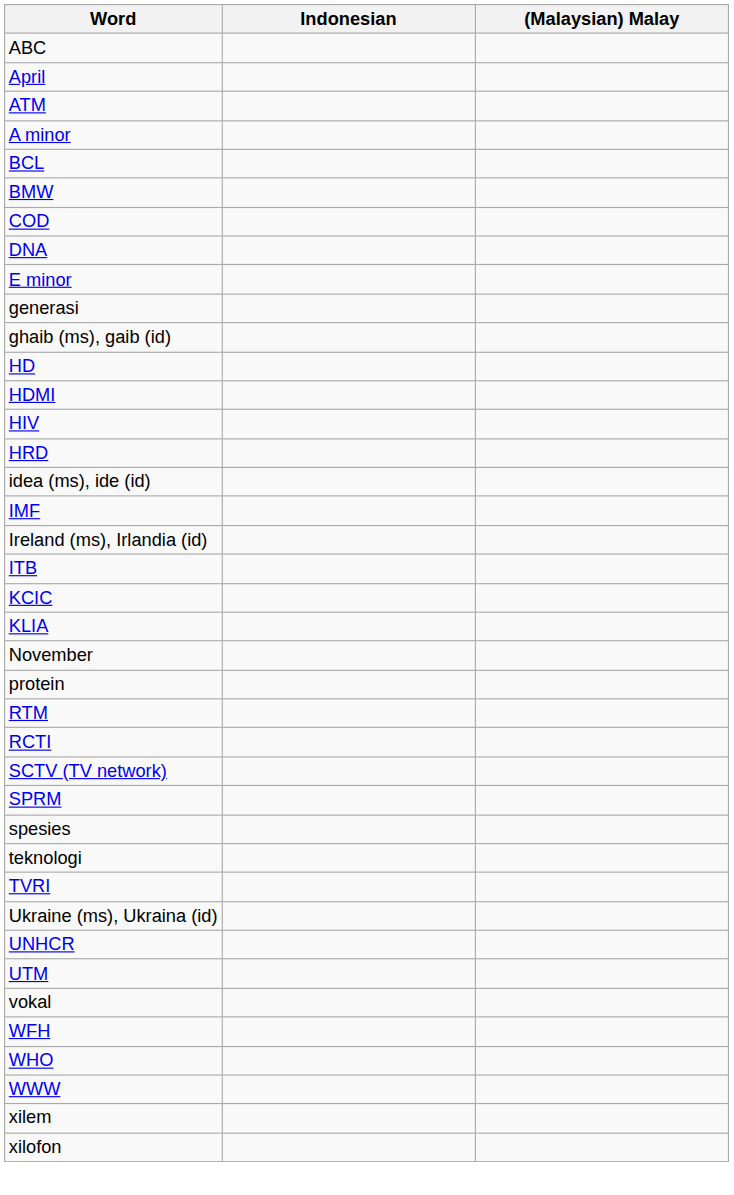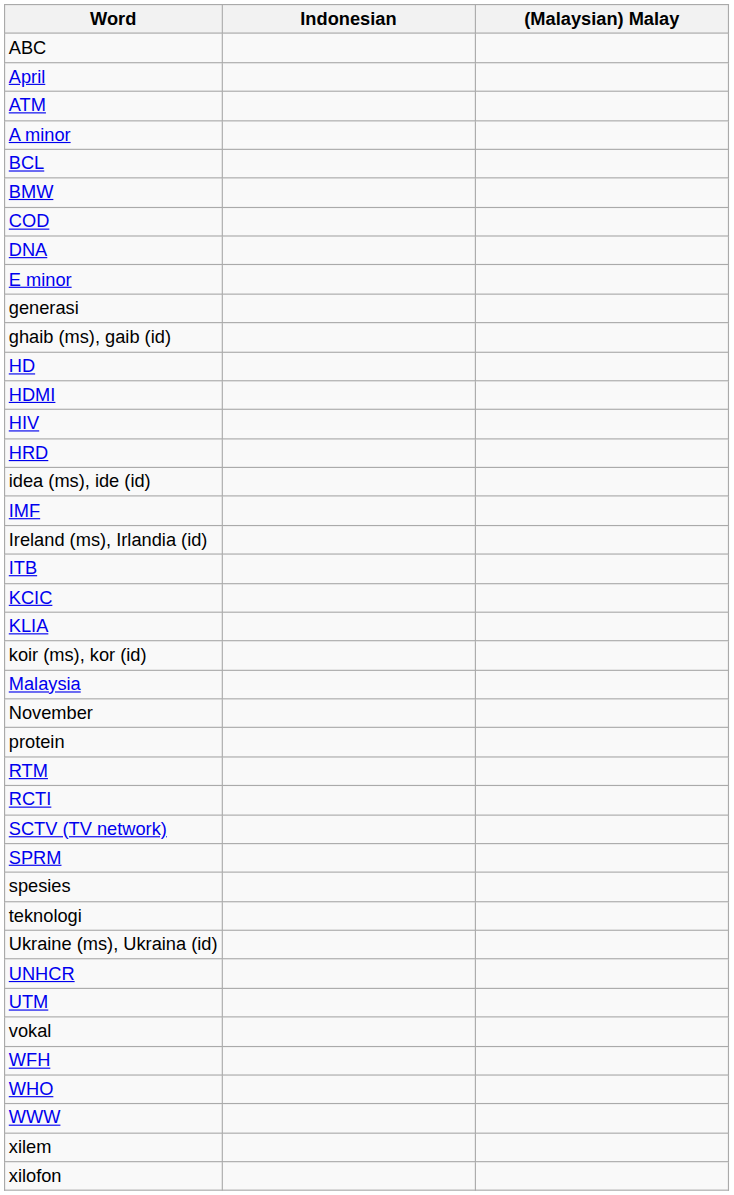+ row: (78, 655)
+ row: (45, 684)
- row: (30, 886)
